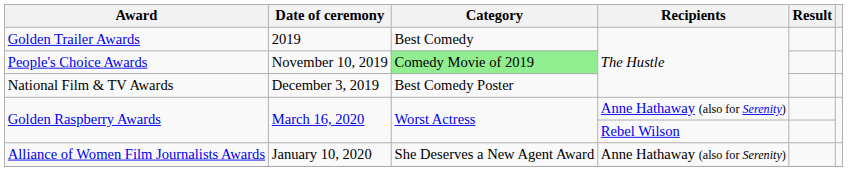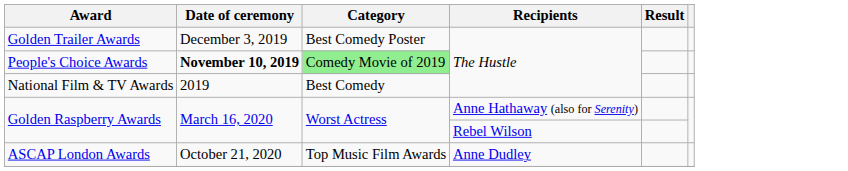(286, 39) 2019 -> (234, 39) December 3, 2019
(434, 39) Best Comedy -> (365, 39) Best Comedy Poster
(330, 62) normal -> (240, 62) bold
(325, 85) December 3, 2019 -> (195, 85) 2019
(454, 85) Best Comedy Poster -> (345, 85) Best Comedy
+ row: (79, 154)
- row: (136, 154)
